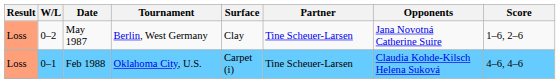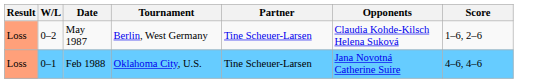- column: (242, 12)
(409, 35) Jana Novotná Catherine Suire -> (382, 35) Claudia Kohde-Kilsch Helena Suková
(423, 64) Claudia Kohde-Kilsch Helena Suková -> (367, 64) Jana Novotná Catherine Suire
